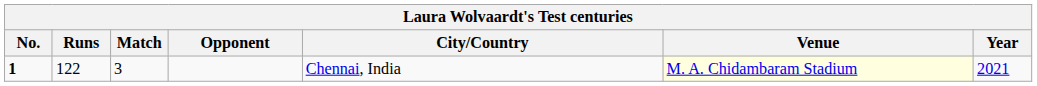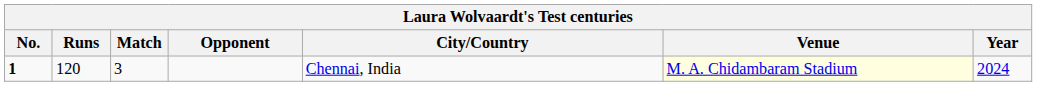(68, 68) 122 -> (68, 68) 120
(993, 68) 2021 -> (993, 68) 2024
